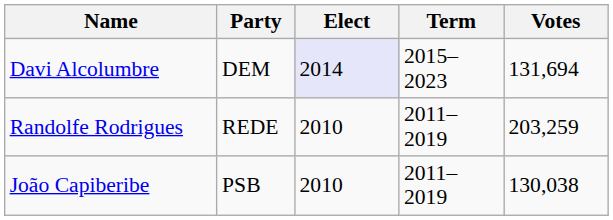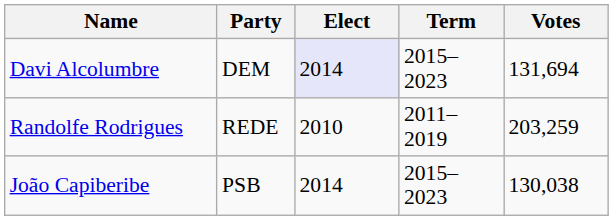(321, 185) 2010 -> (321, 185) 2014
(431, 185) 2011–2019 -> (431, 185) 2015–2023
